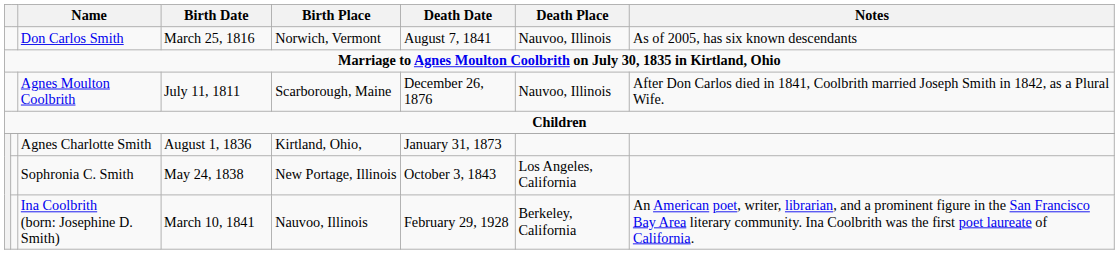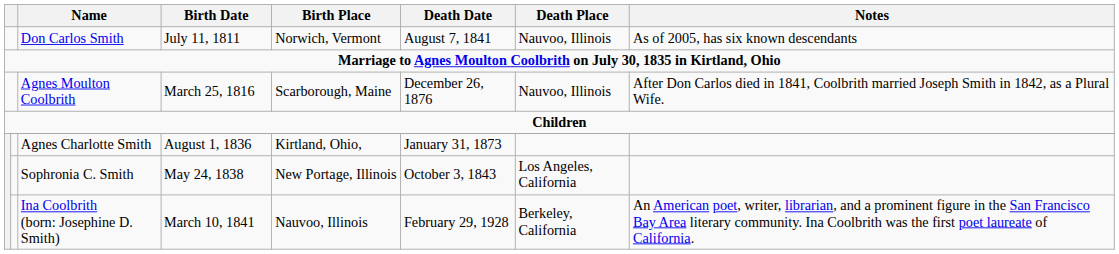(209, 38) March 25, 1816 -> (202, 38) July 11, 1811
(202, 91) July 11, 1811 -> (209, 91) March 25, 1816
